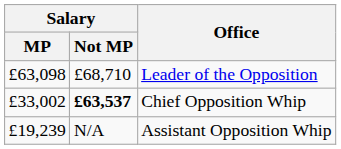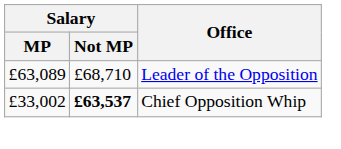(37, 74) £63,098 -> (37, 74) £63,089
- row: (236, 130)
